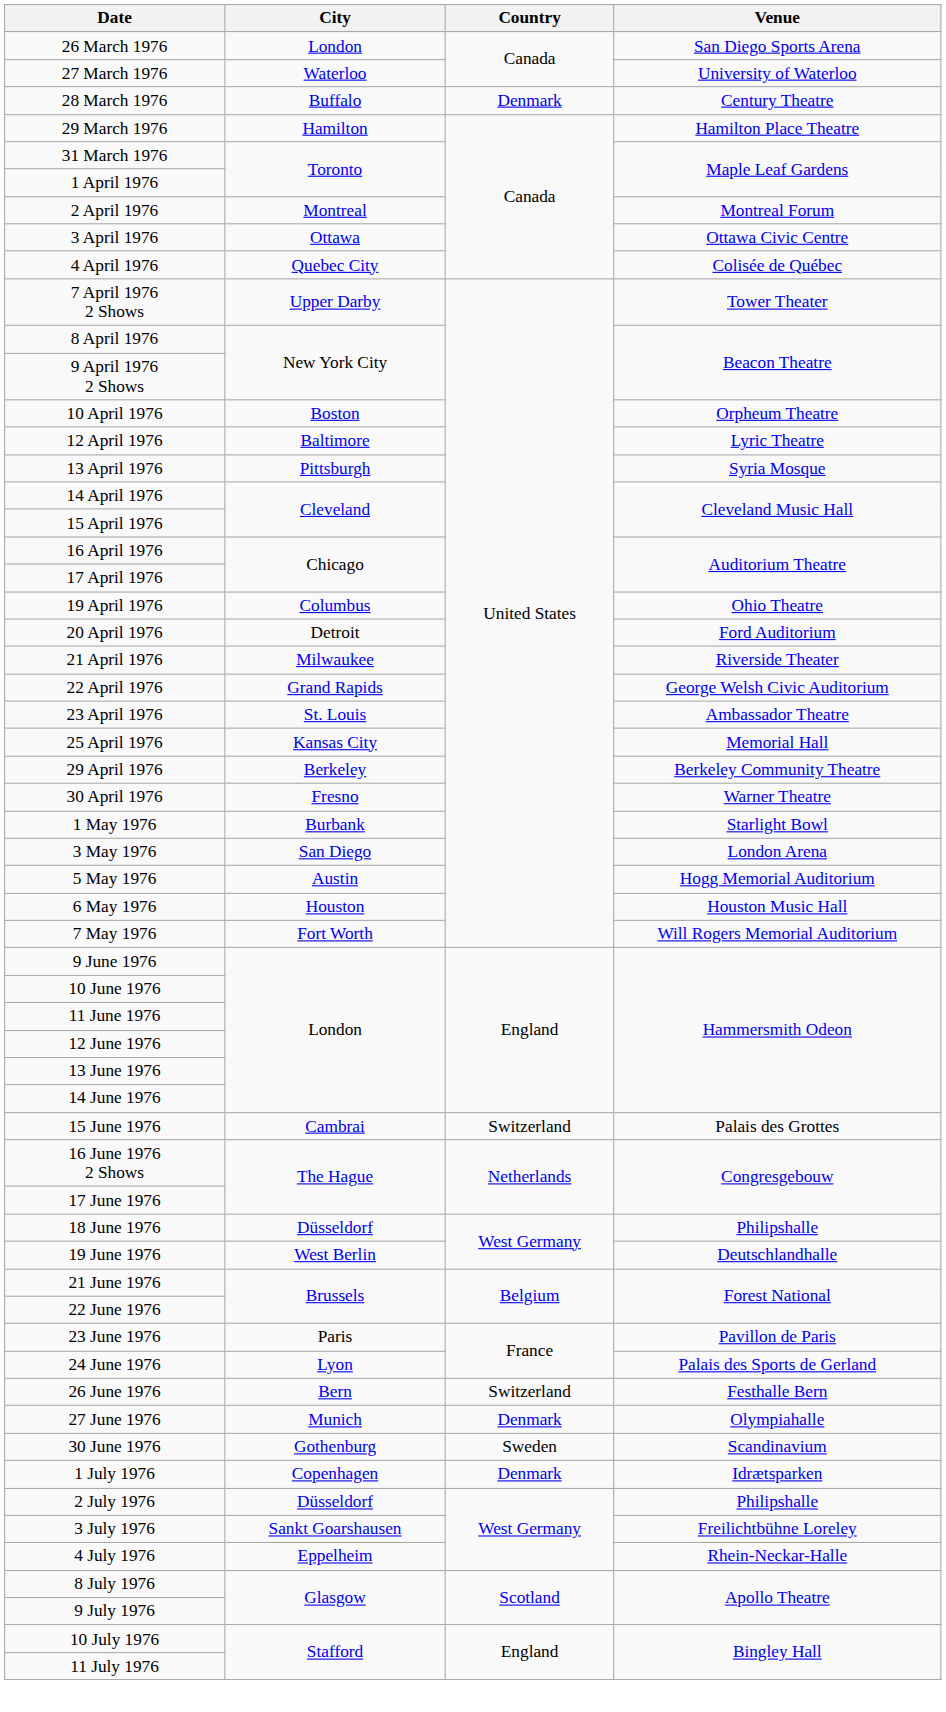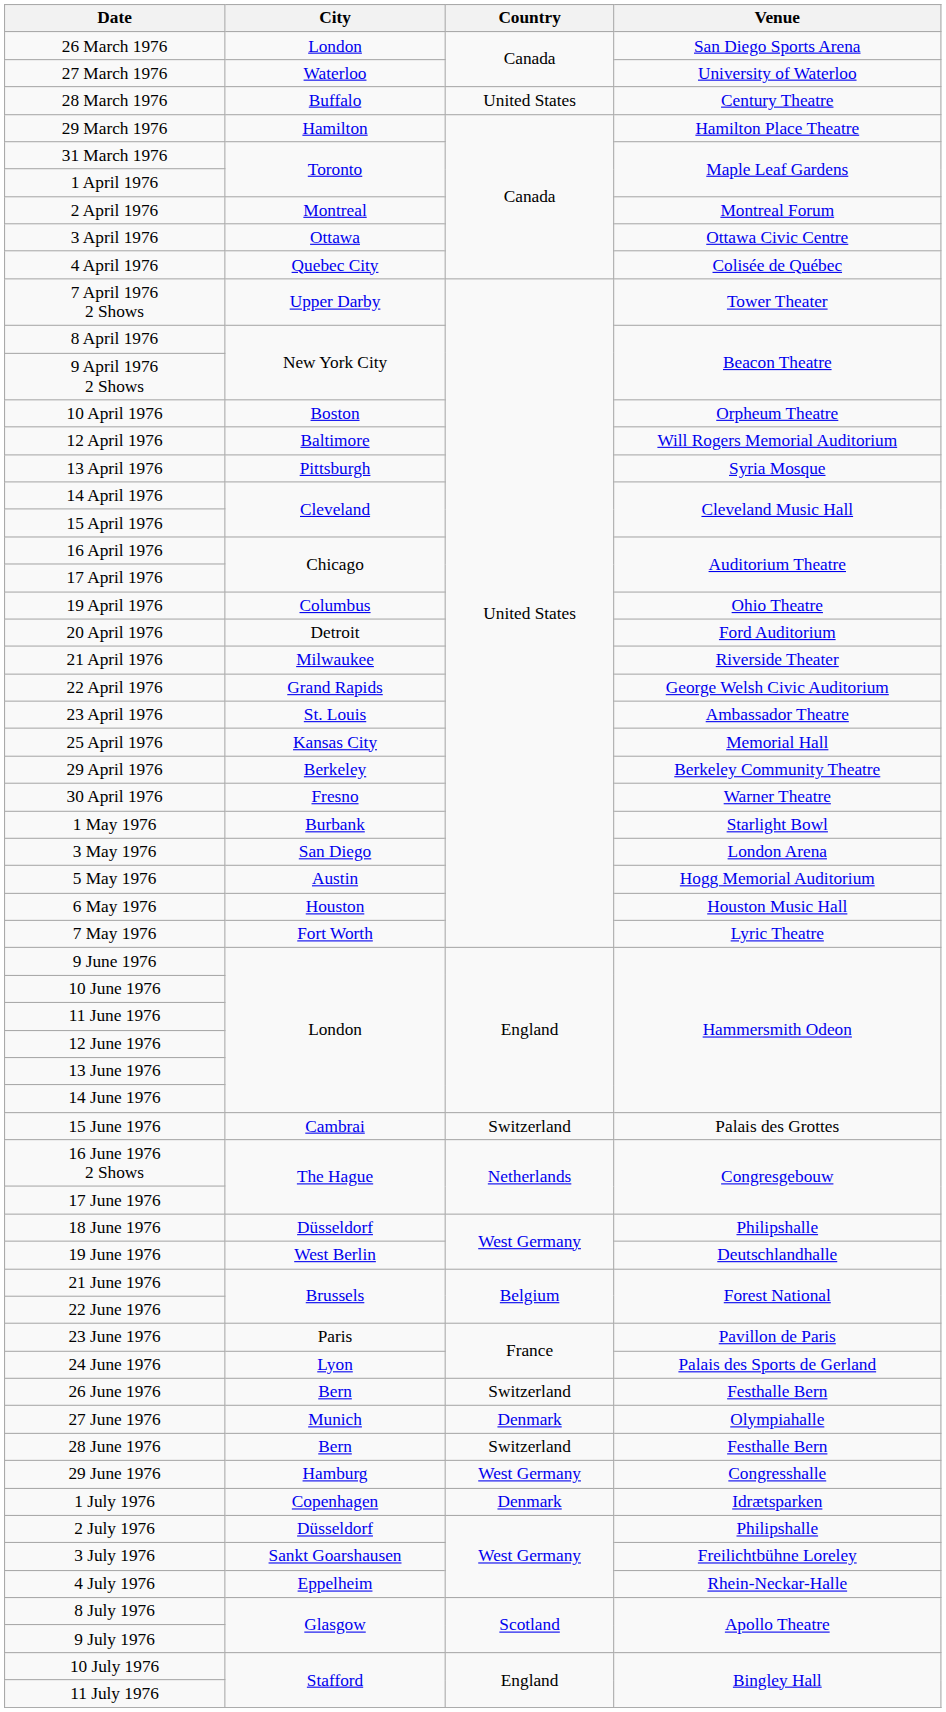(530, 100) Denmark -> (530, 100) United States
(777, 440) Lyric Theatre -> (777, 440) Will Rogers Memorial Auditorium
(777, 934) Will Rogers Memorial Auditorium -> (777, 934) Lyric Theatre
+ row: (115, 1446)
+ row: (115, 1474)
- row: (115, 1446)
